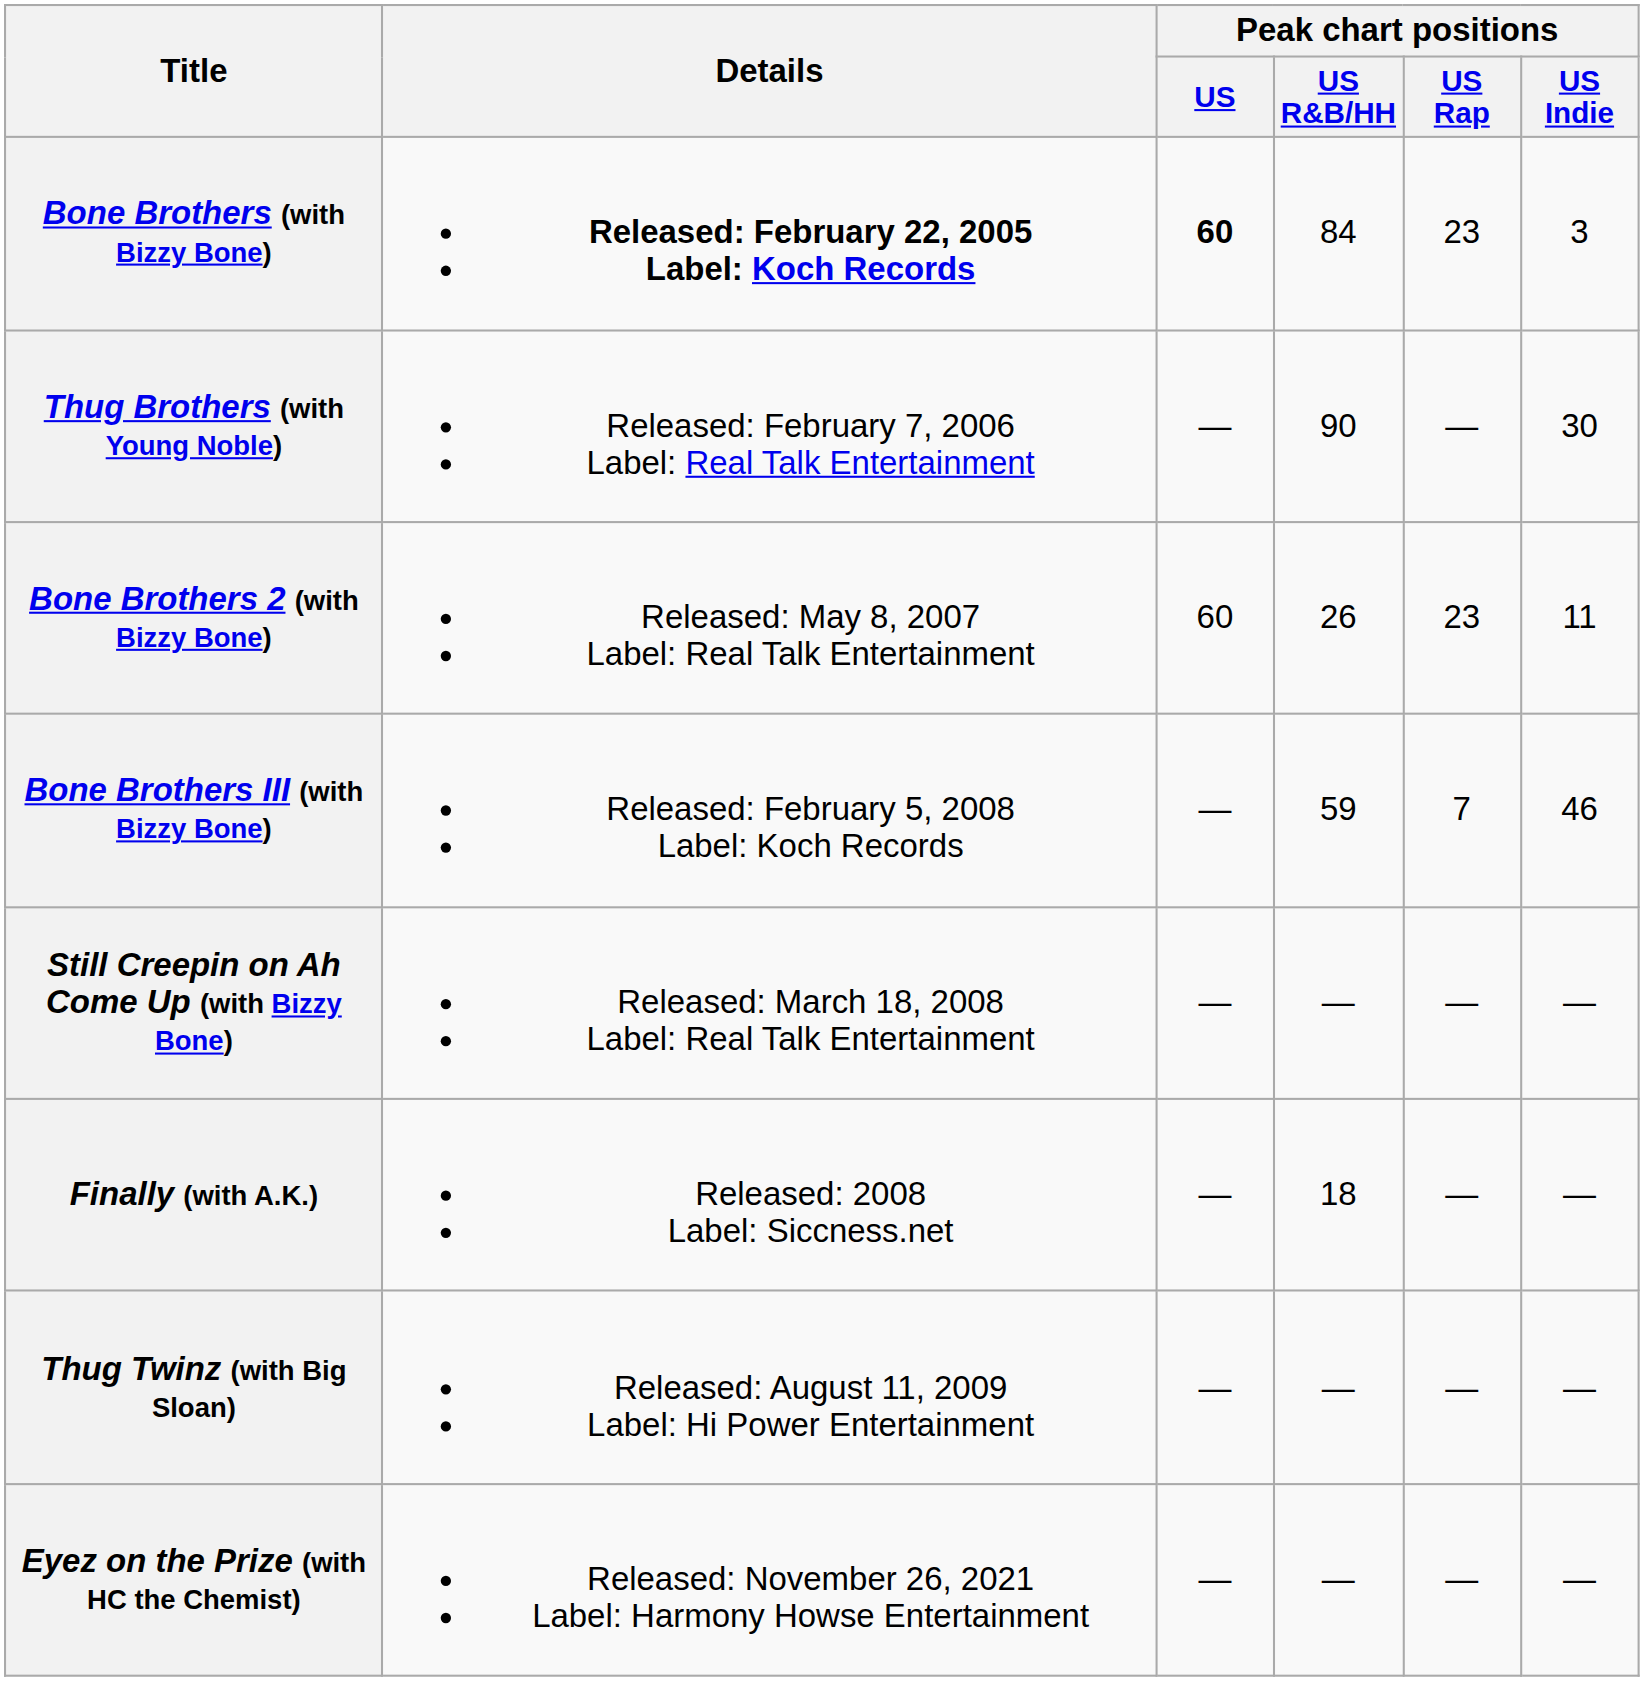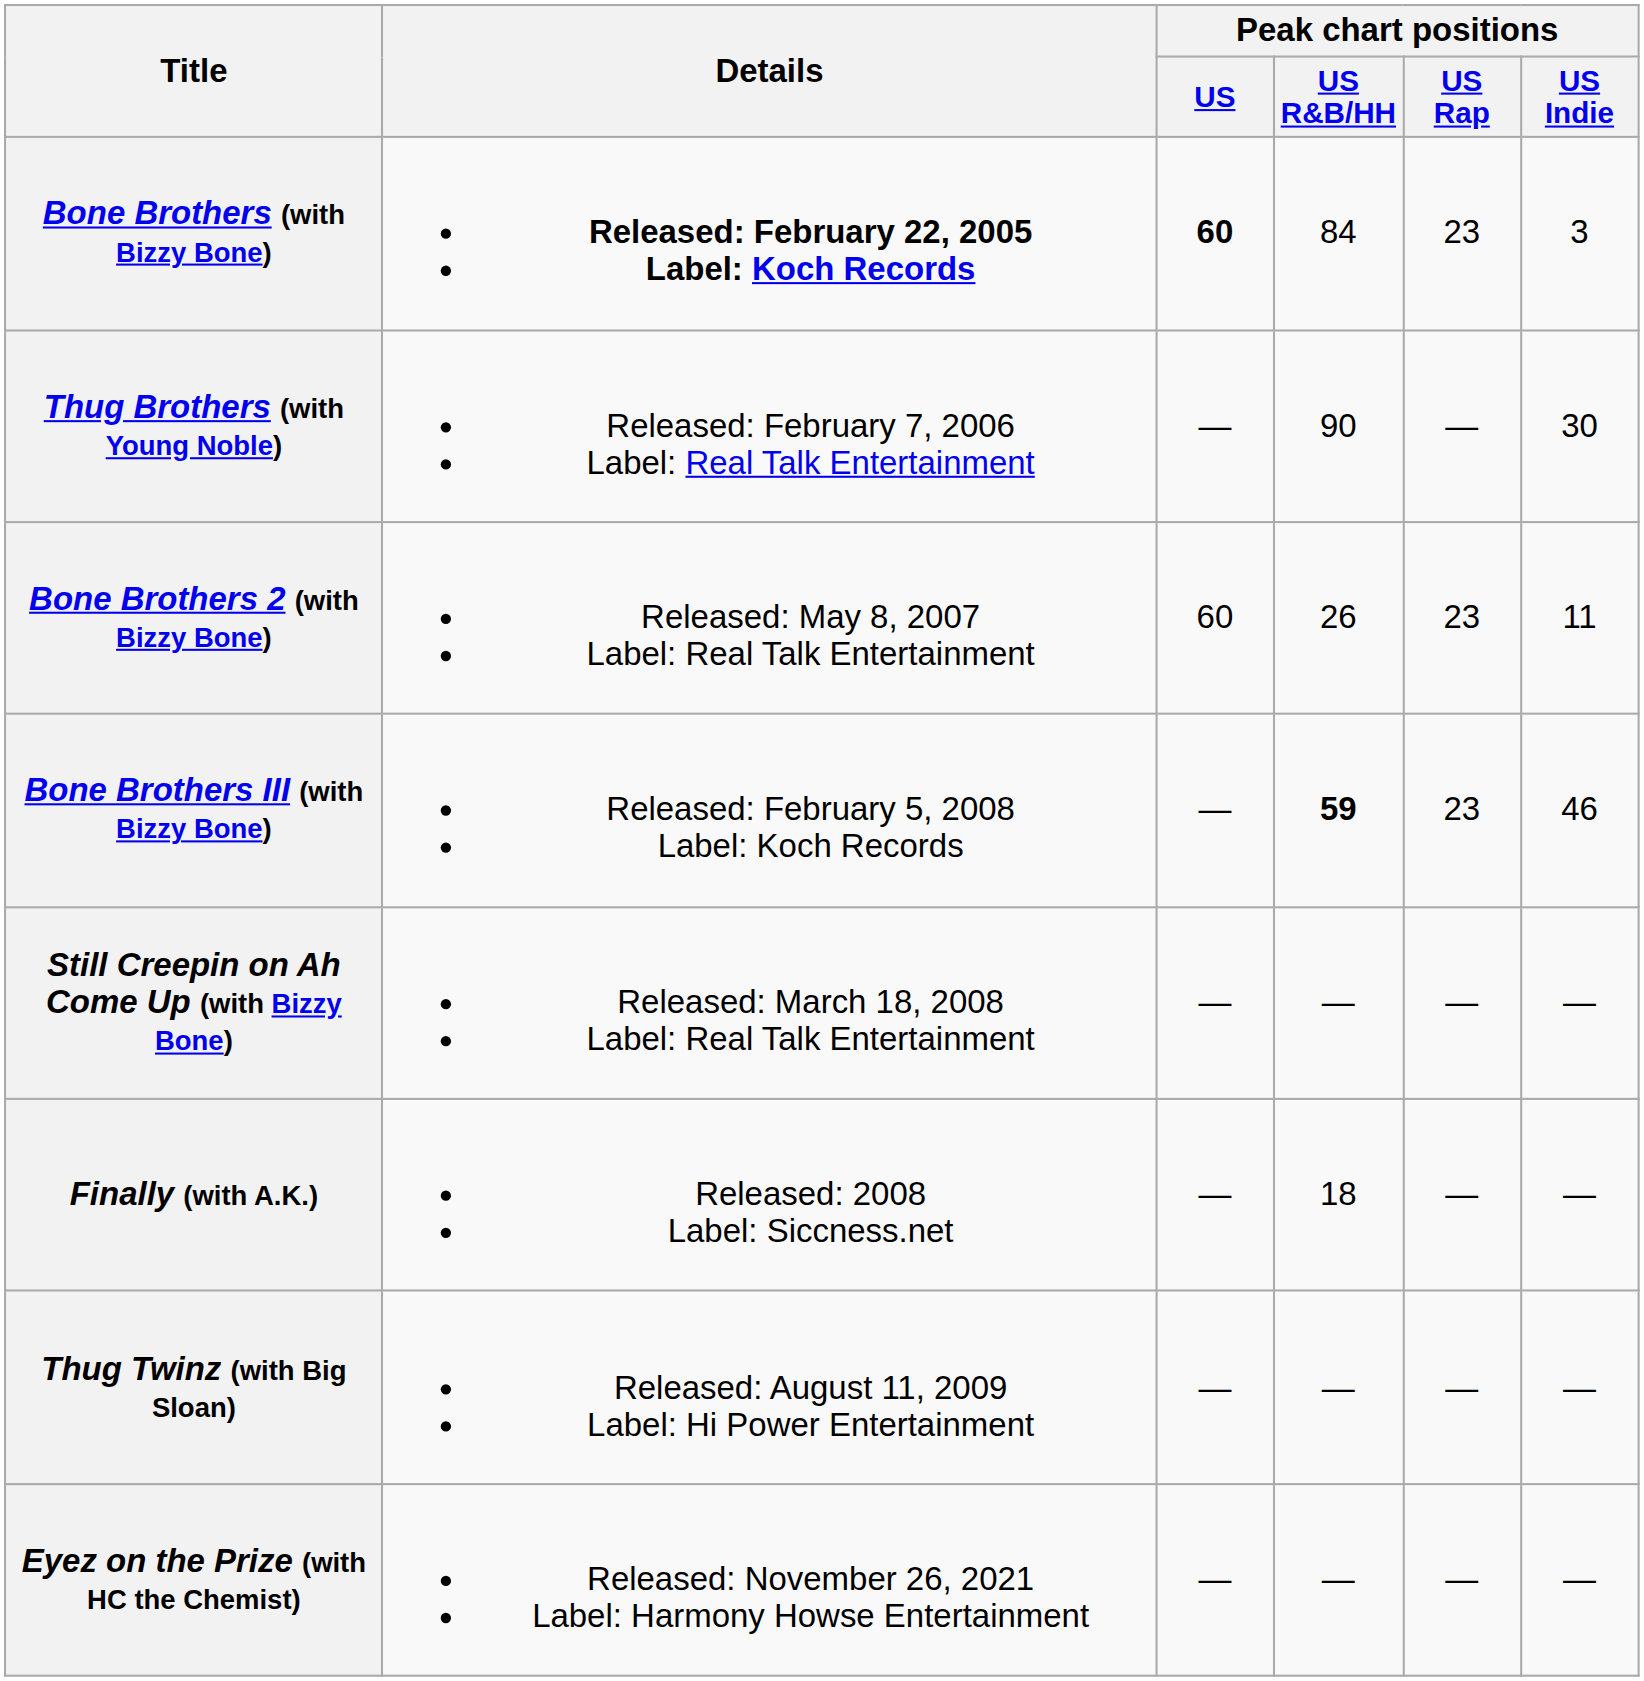(1338, 809) normal -> (1338, 809) bold
(1462, 809) 7 -> (1462, 809) 23
